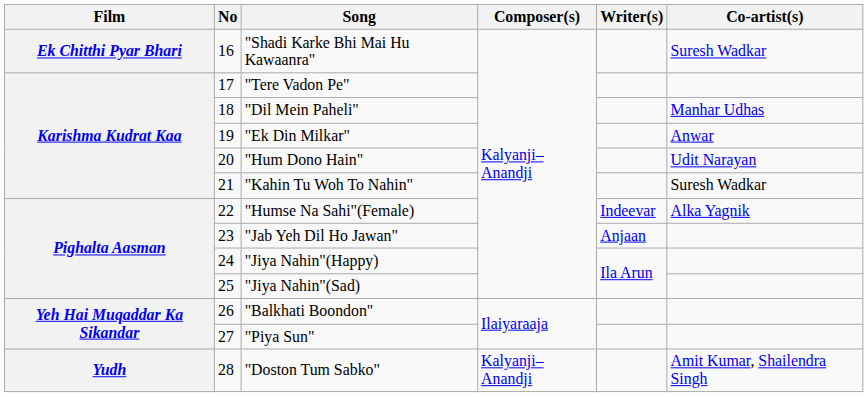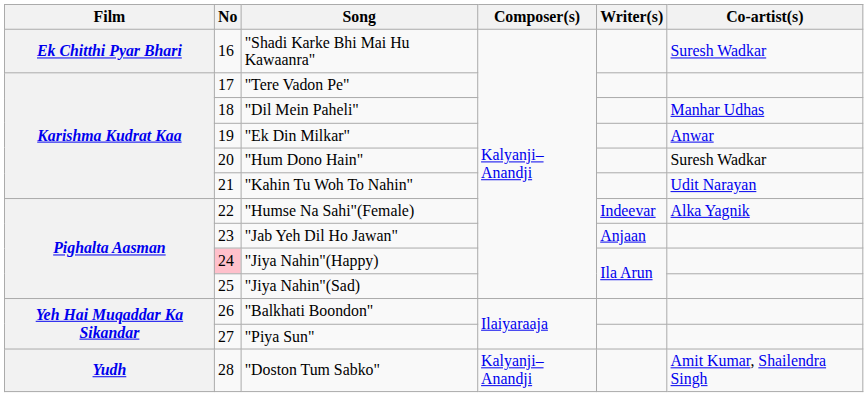(713, 160) Udit Narayan -> (718, 160) Suresh Wadkar
(718, 185) Suresh Wadkar -> (713, 185) Udit Narayan
(226, 260) no background -> (226, 260) pink background
